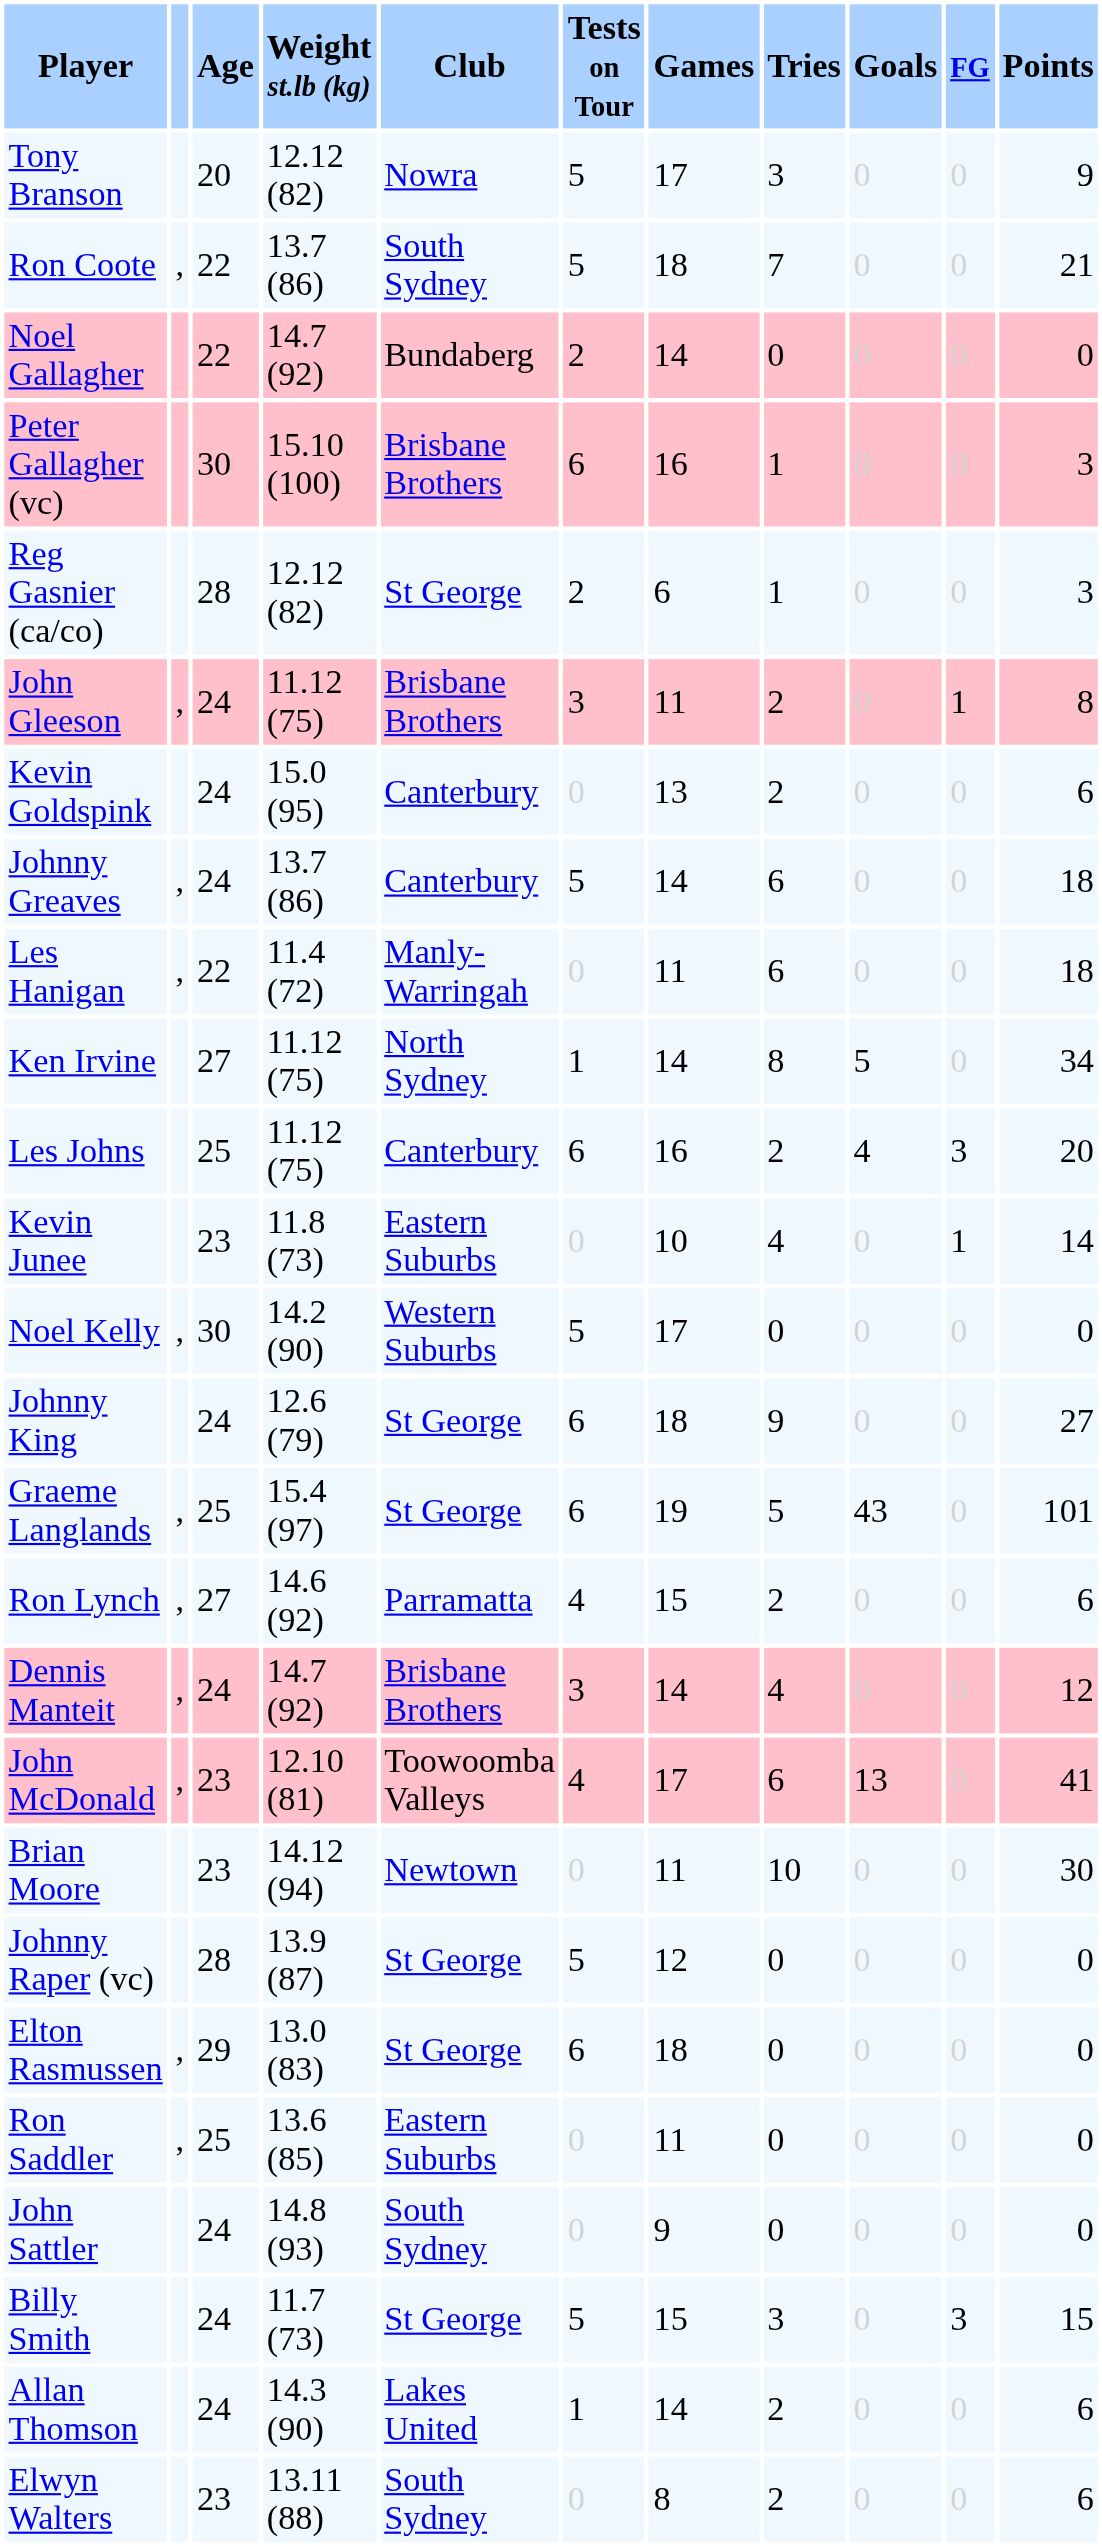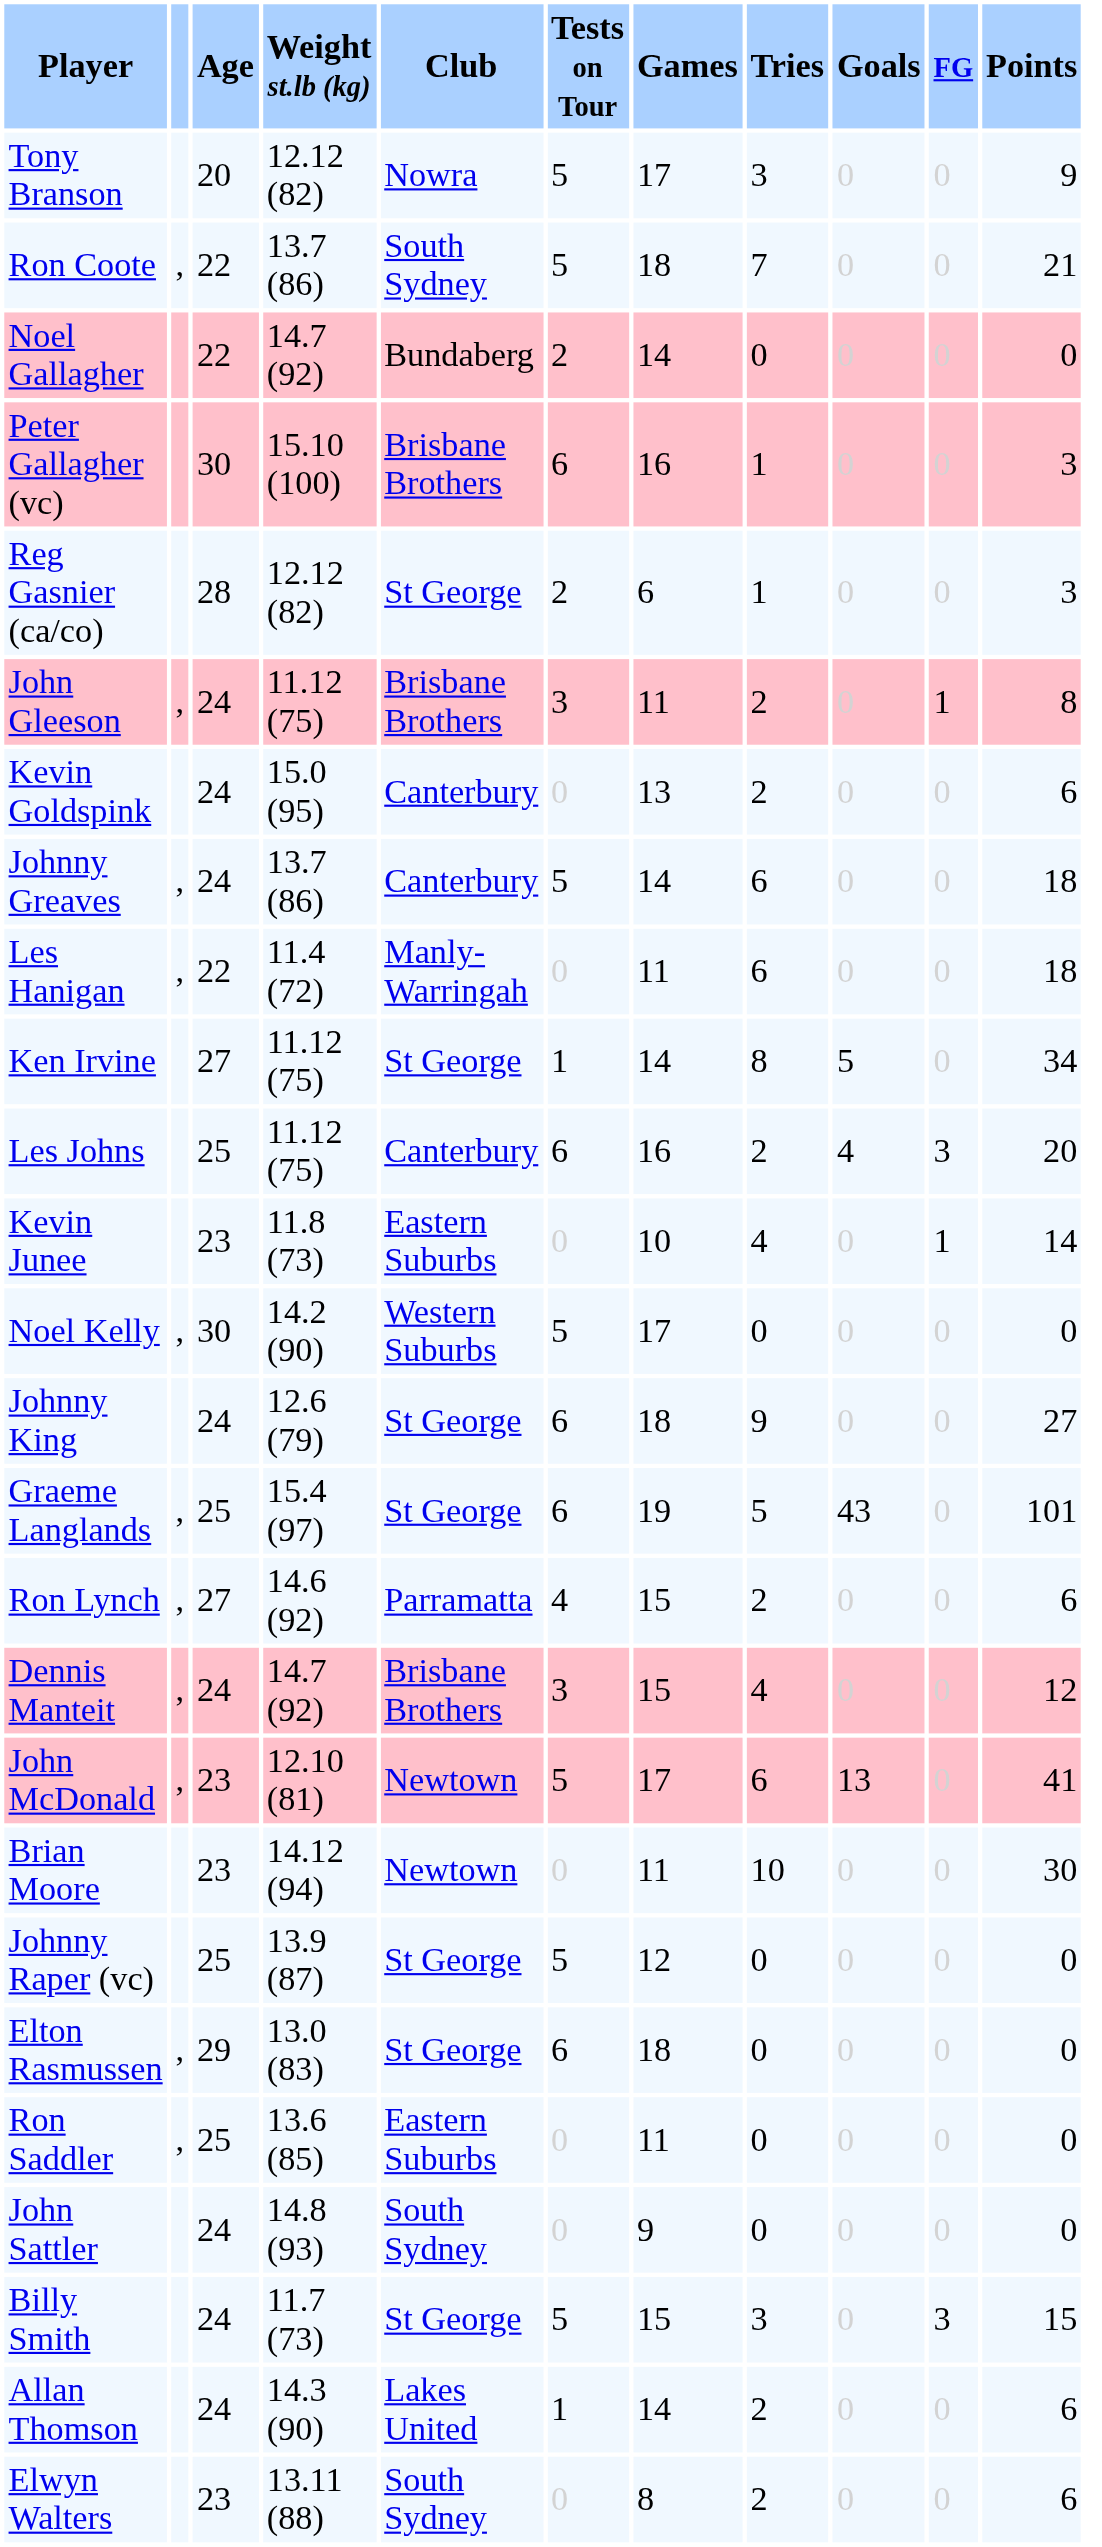(436, 1060) North Sydney -> (453, 1060) St George
(671, 1690) 14 -> (654, 1690) 15
(470, 1779) Toowoomba Valleys -> (451, 1779) Newtown
(576, 1779) 4 -> (560, 1779) 5
(214, 1959) 28 -> (214, 1959) 25
